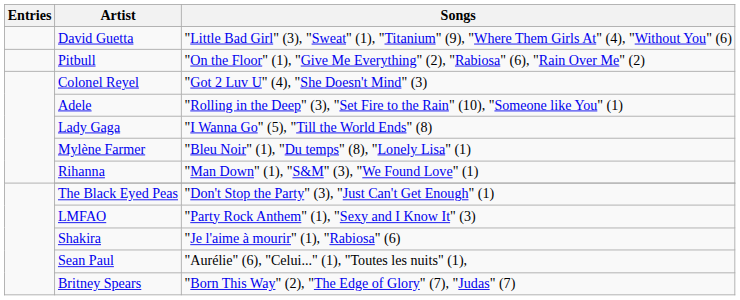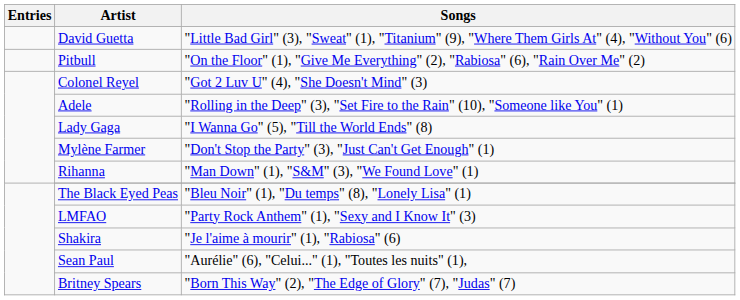(328, 149) "Bleu Noir" (1), "Du temps" (8), "Lonely Lisa" (1) -> (339, 149) "Don't Stop the Party" (3), "Just Can't Get Enough" (1)
(339, 194) "Don't Stop the Party" (3), "Just Can't Get Enough" (1) -> (328, 194) "Bleu Noir" (1), "Du temps" (8), "Lonely Lisa" (1)
